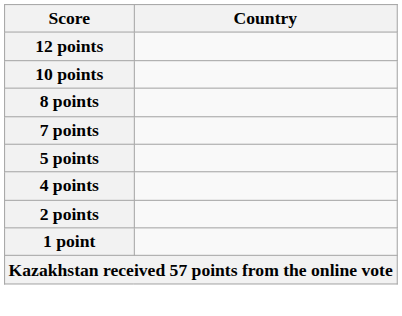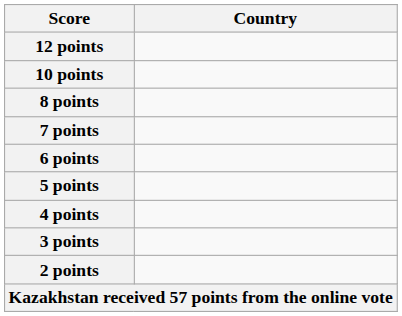+ row: (69, 158)
+ row: (69, 241)
- row: (69, 241)
